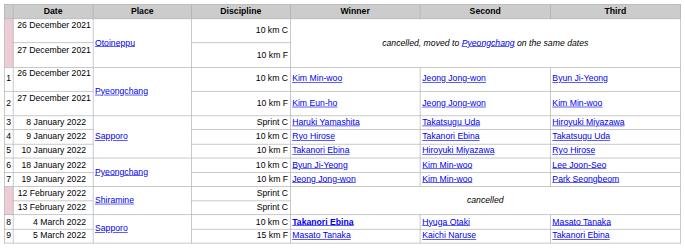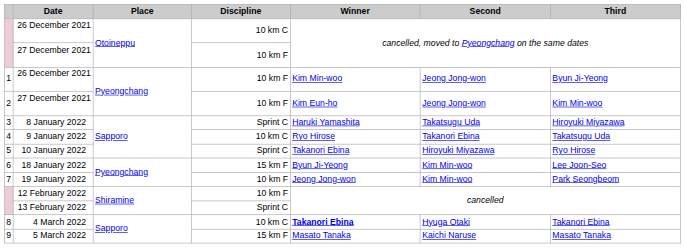(272, 79) 10 km C -> (272, 79) 10 km F
(272, 150) 10 km F -> (272, 150) Sprint C
(272, 165) 10 km C -> (272, 165) 15 km F
(272, 193) Sprint C -> (272, 193) 10 km F
(582, 221) Masato Tanaka -> (581, 221) Takanori Ebina
(581, 235) Takanori Ebina -> (582, 235) Masato Tanaka
